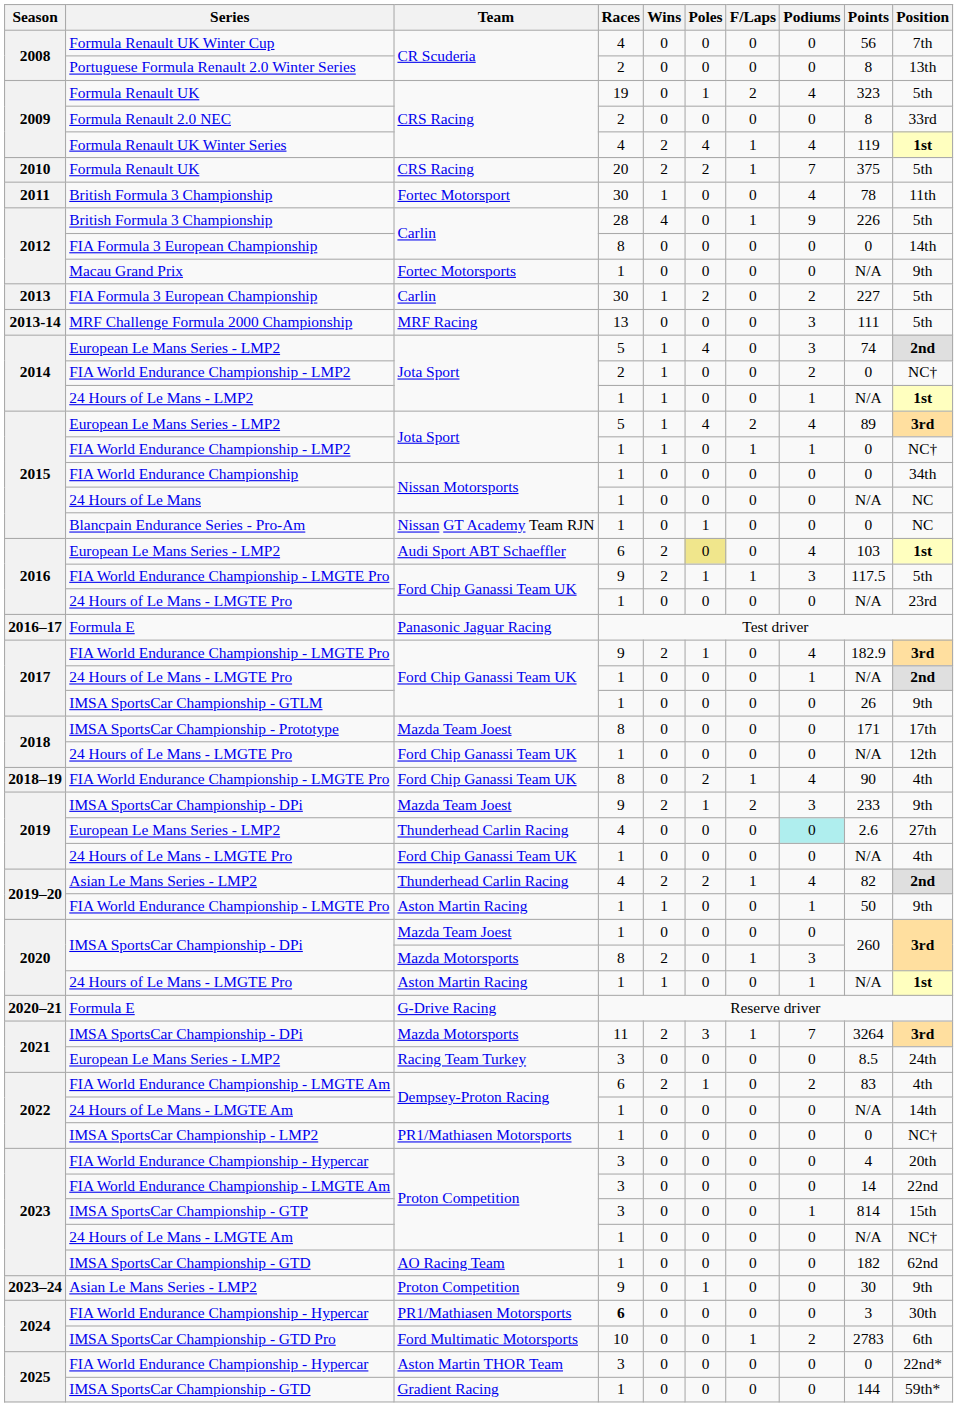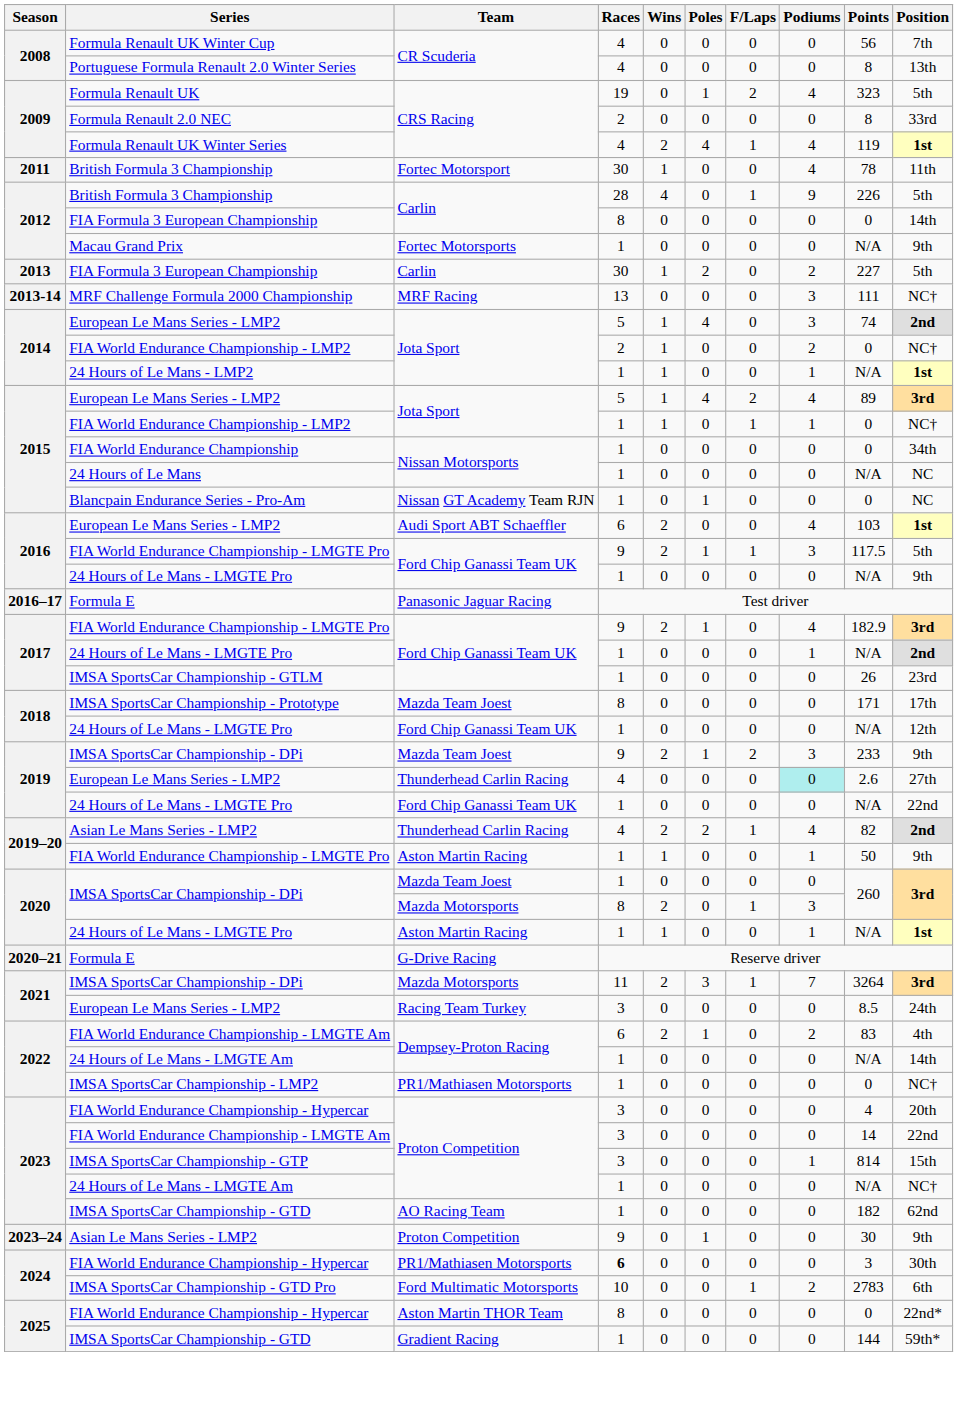(621, 68) 2 -> (621, 68) 4
- row: (35, 170)
(923, 322) 5th -> (923, 297) NC†
(705, 551) khaki background -> (705, 525) no background
(923, 602) 23rd -> (923, 576) 9th
(923, 703) 9th -> (923, 678) 23rd
- row: (35, 779)
(923, 856) 4th -> (923, 805) 22nd
(621, 1364) 3 -> (621, 1313) 8
